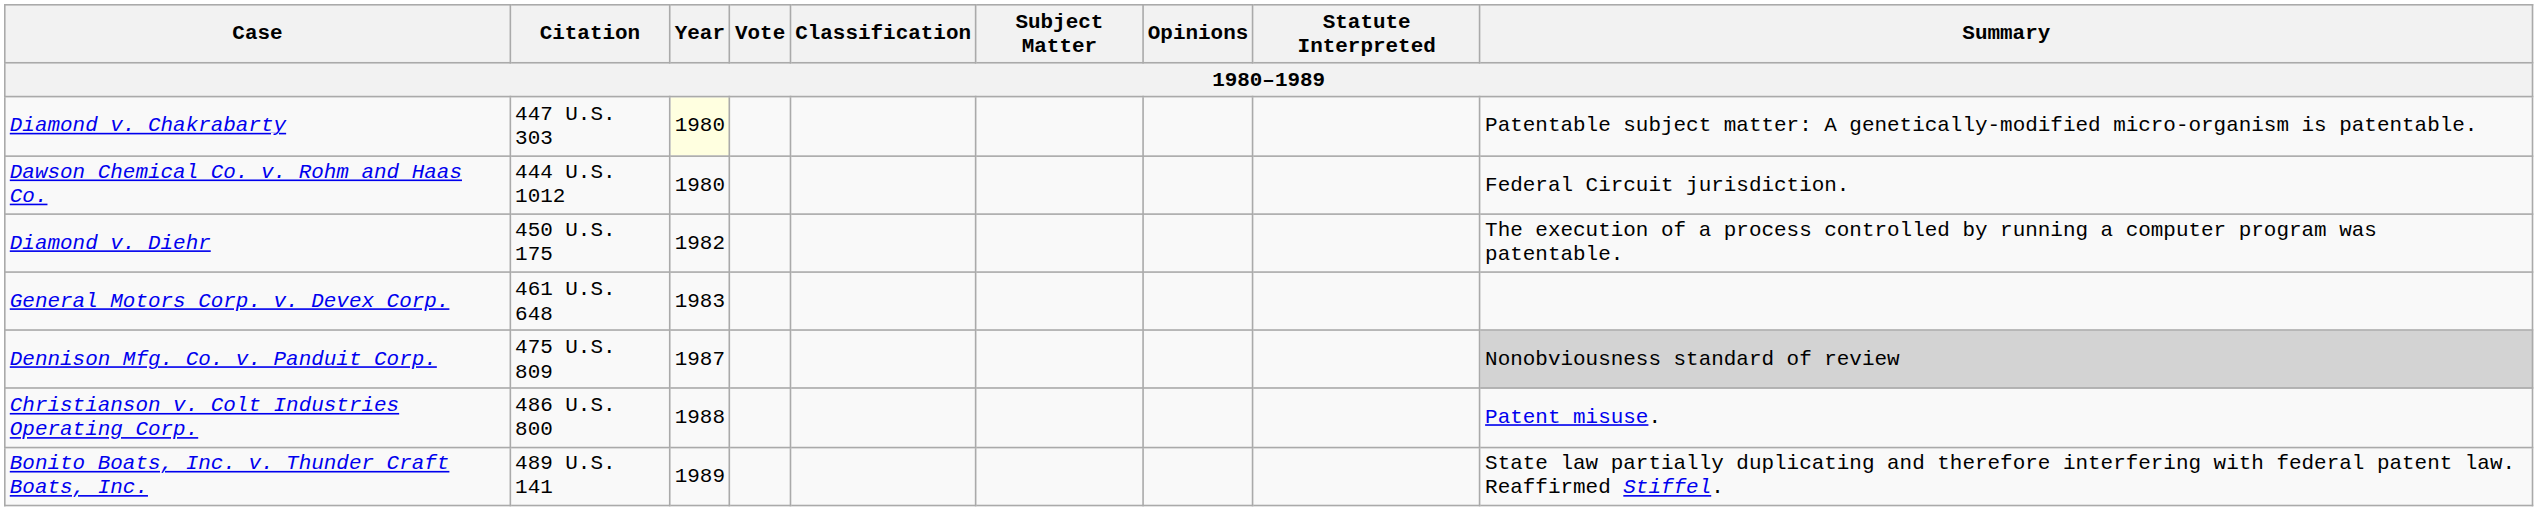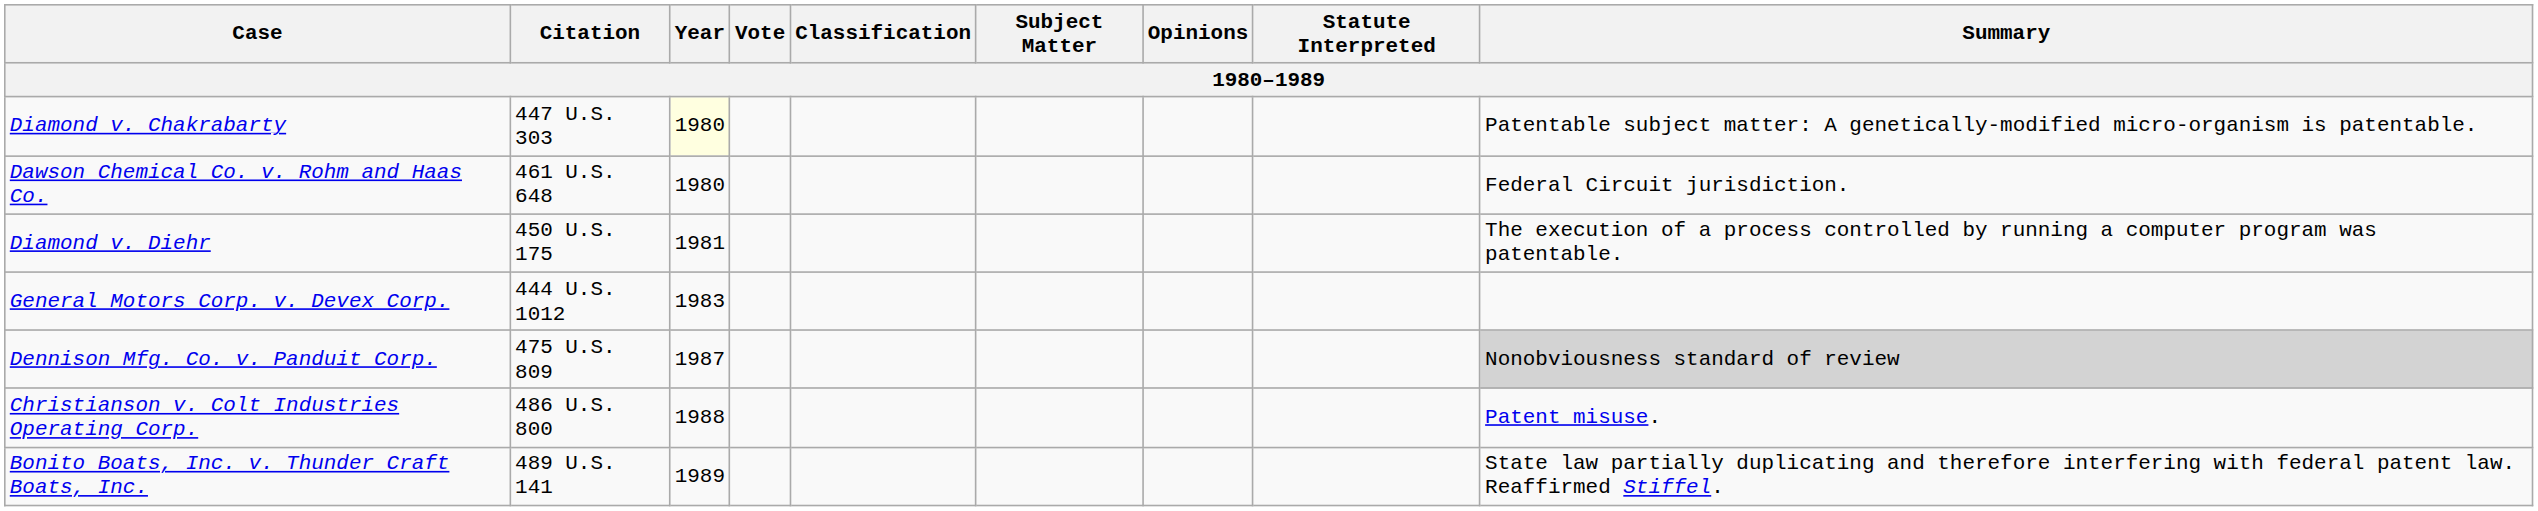(565, 185) 444 U.S. 1012 -> (565, 185) 461 U.S. 648
(700, 243) 1982 -> (700, 243) 1981
(565, 301) 461 U.S. 648 -> (565, 301) 444 U.S. 1012
